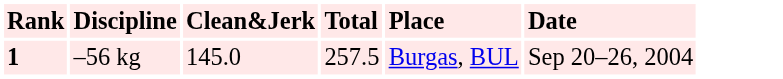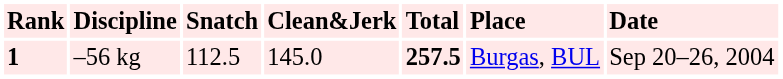+ column: (222, 20)
(352, 57) normal -> (433, 57) bold
